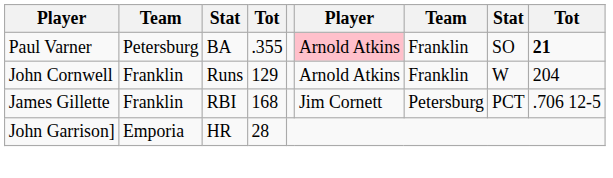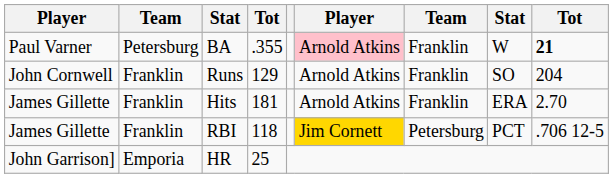(503, 46) SO -> (500, 46) W
(500, 74) W -> (503, 74) SO
+ row: (222, 103)
(265, 103) 168 -> (264, 131) 118
(341, 103) no background -> (341, 131) gold background
(260, 131) 28 -> (260, 159) 25
